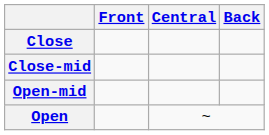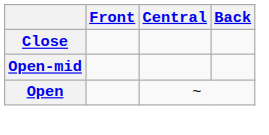- row: (50, 67)
